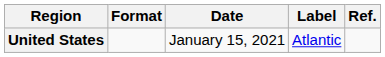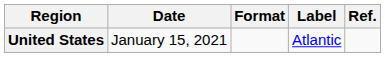columns swapped: (227, 16) <-> (136, 16)
